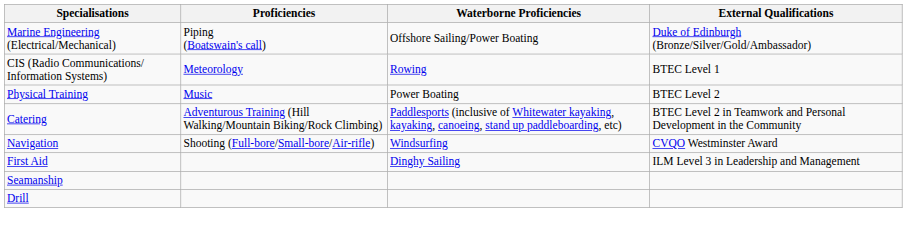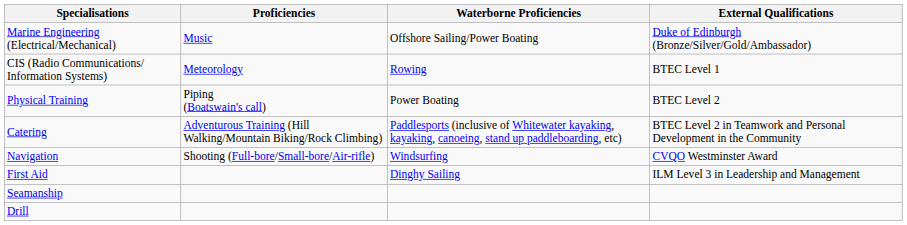(225, 38) Piping (Boatswain's call) -> (198, 38) Music
(198, 94) Music -> (225, 100) Piping (Boatswain's call)
